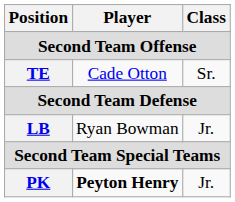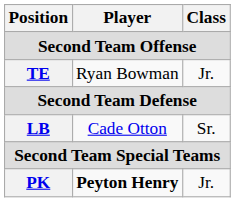(127, 73) Cade Otton -> (127, 73) Ryan Bowman
(206, 73) Sr. -> (206, 73) Jr.
(127, 127) Ryan Bowman -> (127, 127) Cade Otton
(206, 127) Jr. -> (206, 127) Sr.
